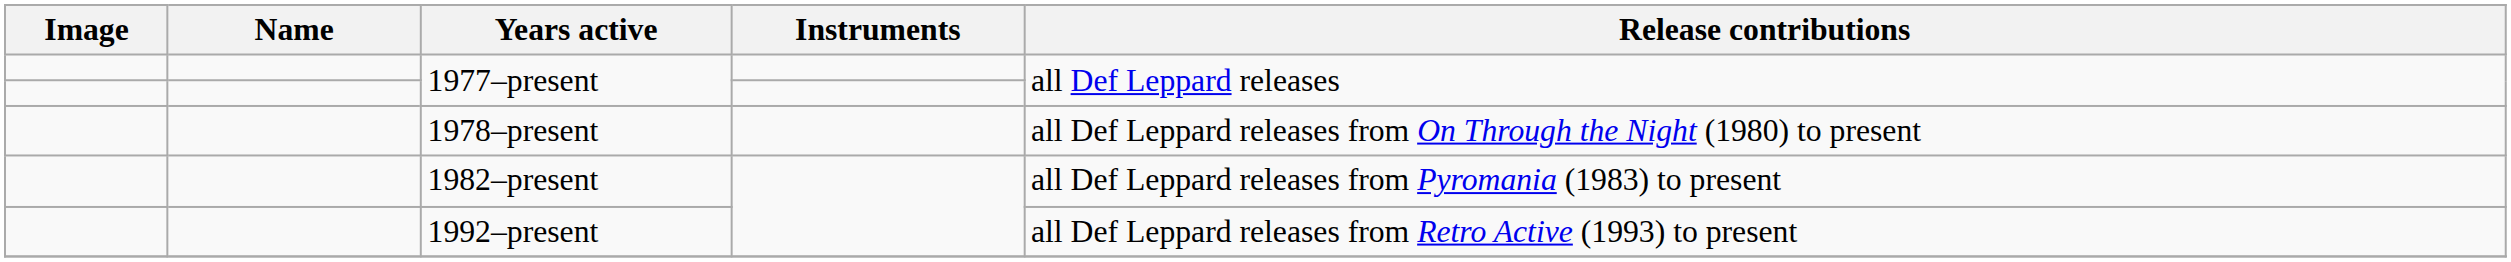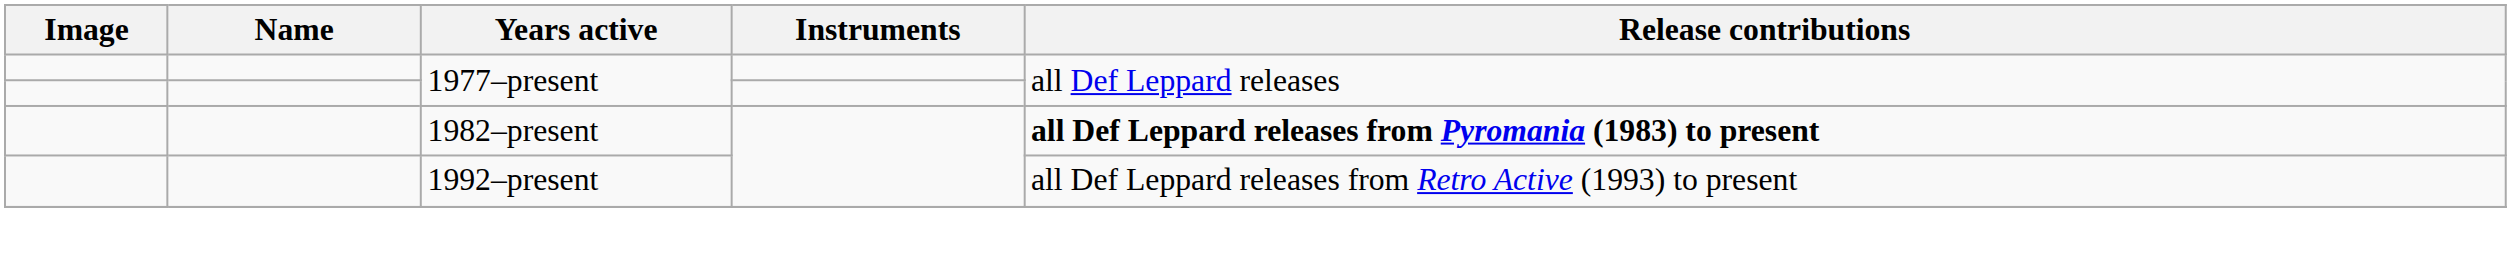- row: (87, 131)
(1406, 180) normal -> (1425, 130) bold
